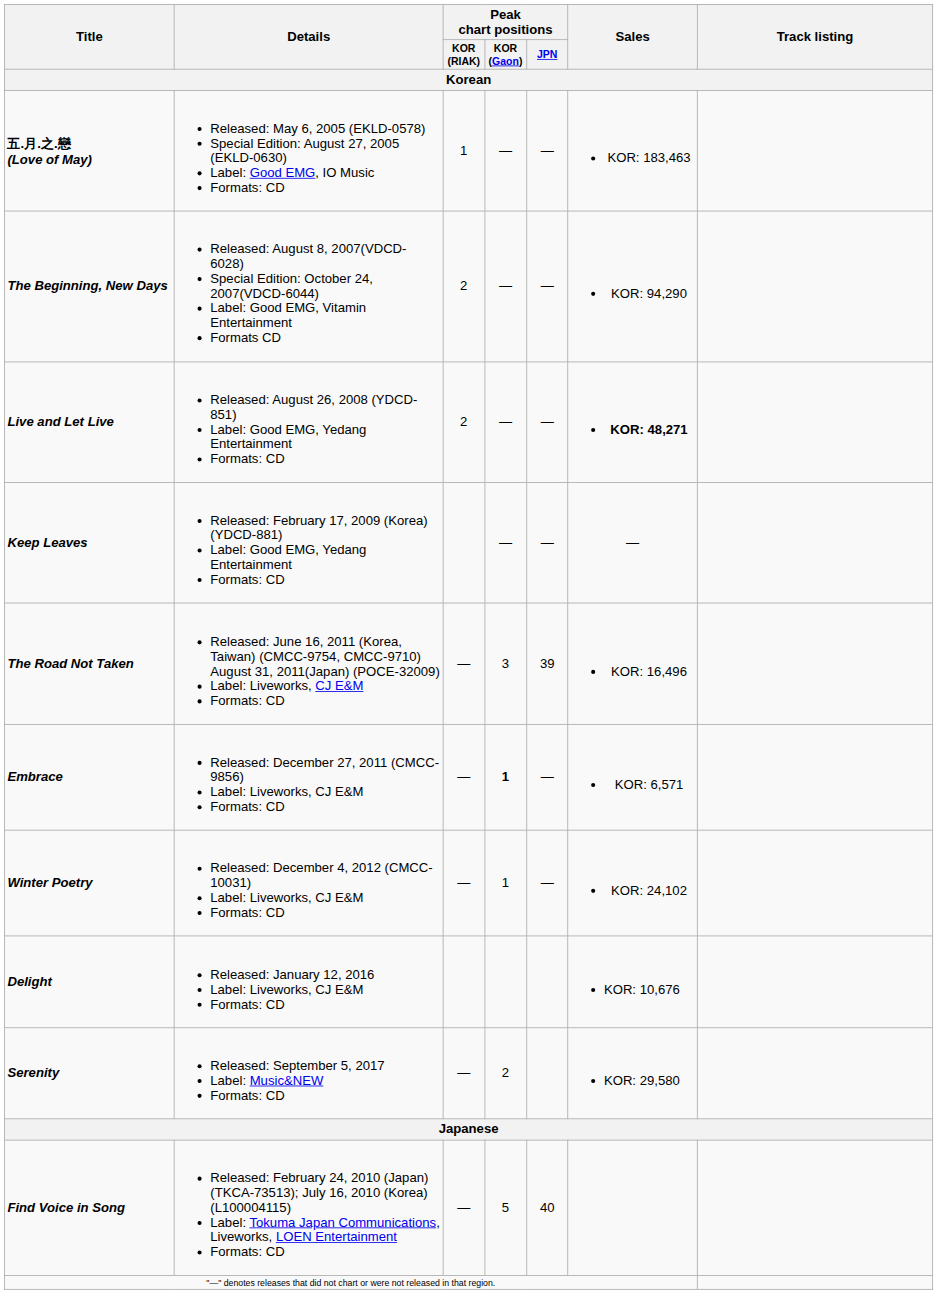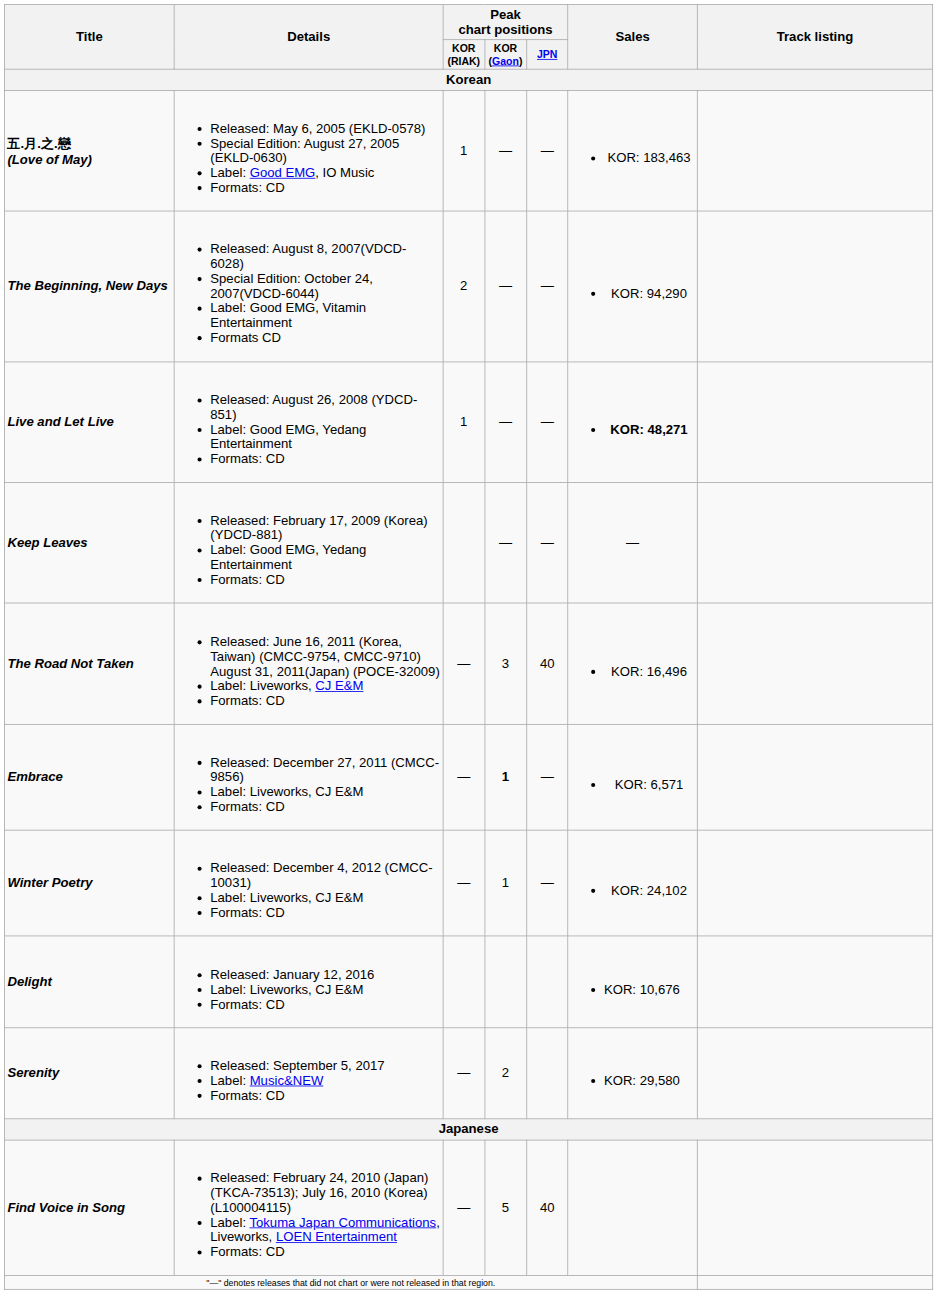(464, 422) 2 -> (464, 422) 1
(547, 663) 39 -> (547, 663) 40
